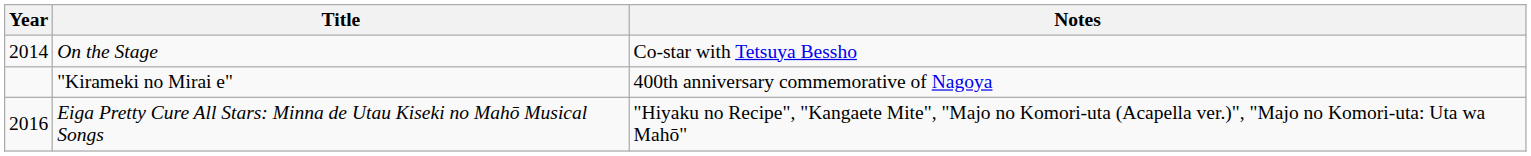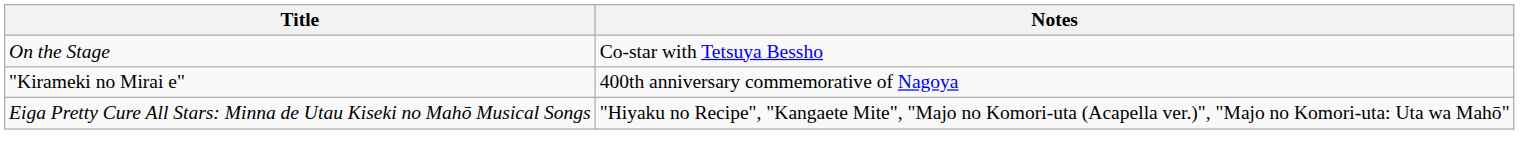- column: (29, 19)
